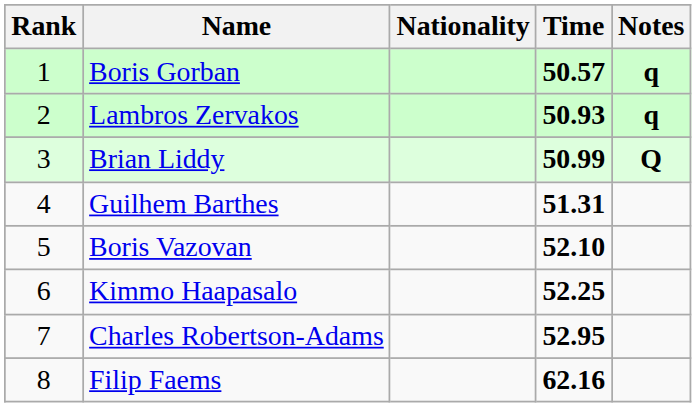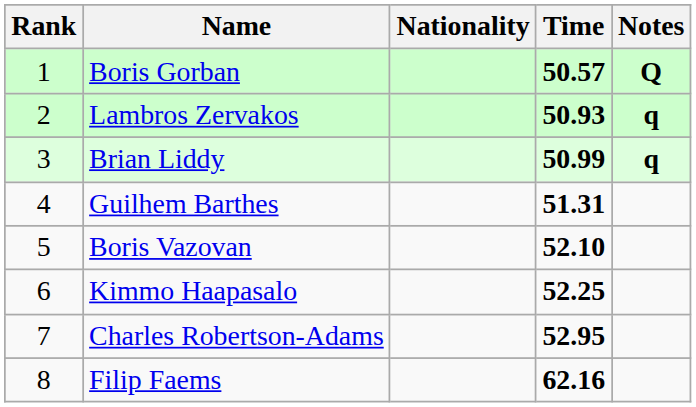(651, 70) q -> (651, 70) Q
(651, 159) Q -> (651, 159) q
